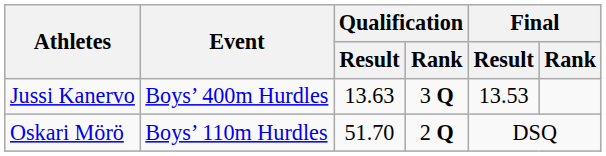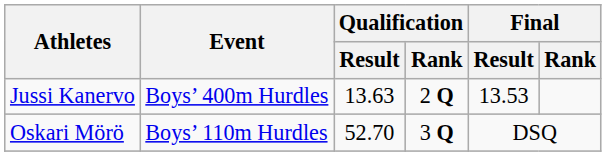(437, 96) 3 Q -> (437, 96) 2 Q
(369, 132) 51.70 -> (369, 132) 52.70
(437, 132) 2 Q -> (437, 132) 3 Q
